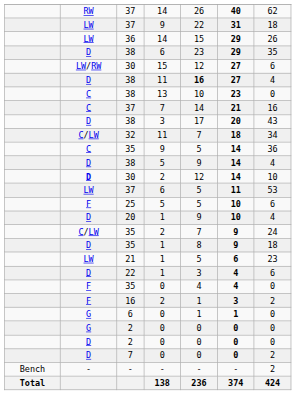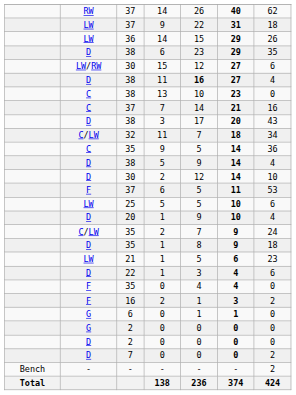(89, 176) bold -> (89, 176) normal
(89, 190) LW -> (89, 190) F
(89, 204) F -> (89, 204) LW
